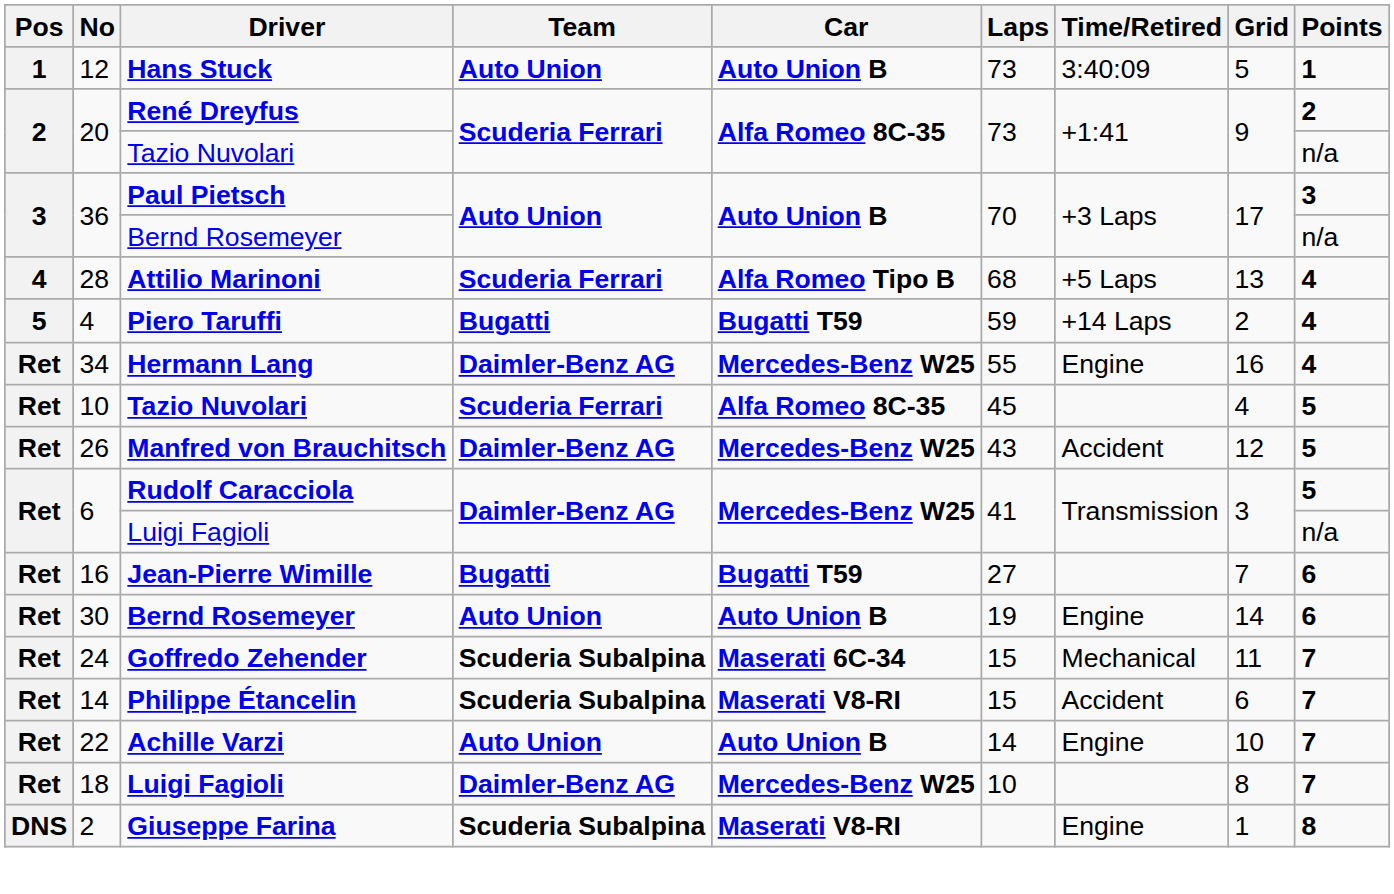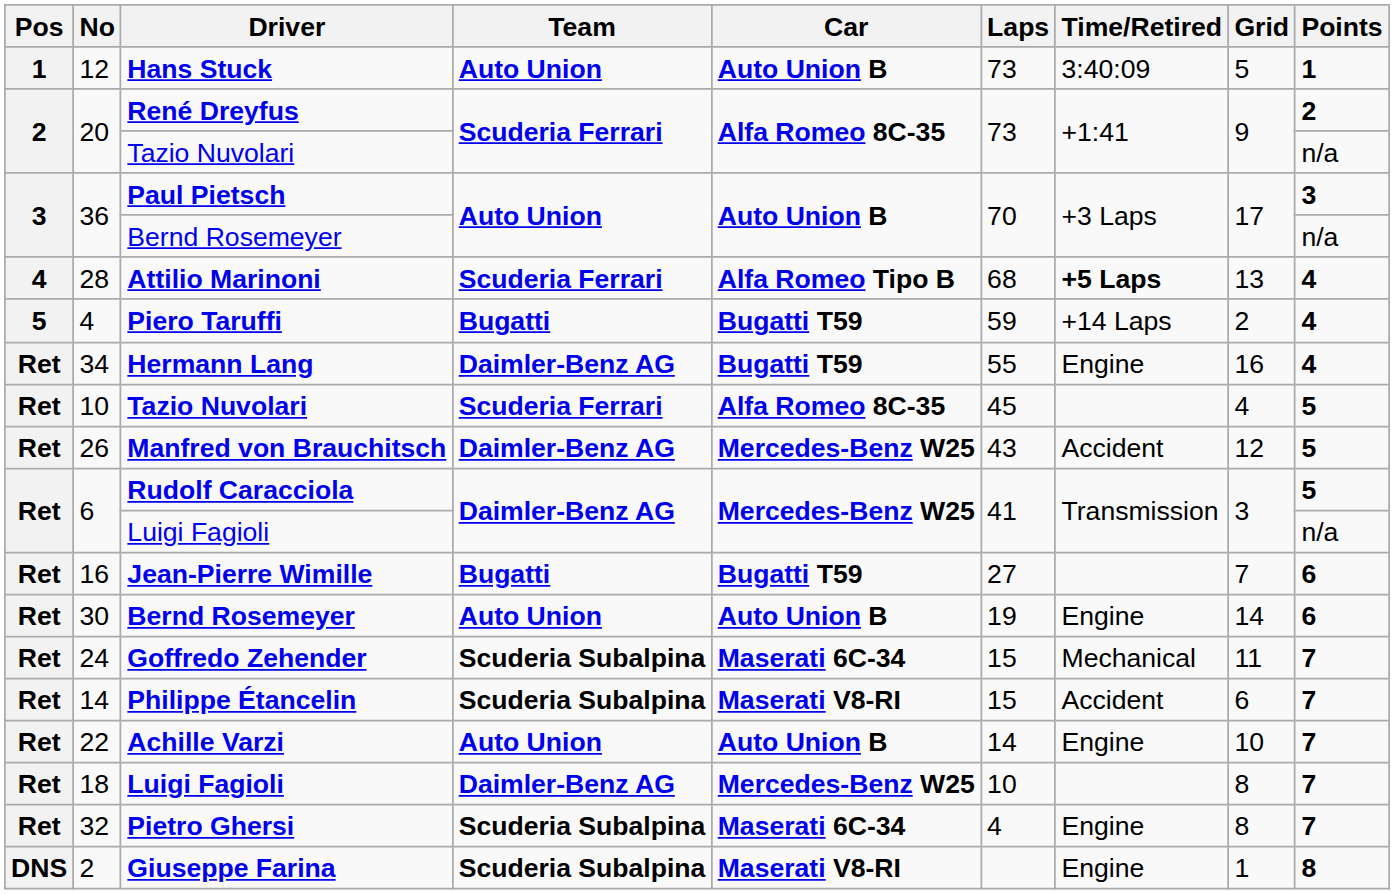(1109, 279) normal -> (1111, 279) bold
(846, 363) Mercedes-Benz W25 -> (790, 363) Bugatti T59
+ row: (94, 826)
